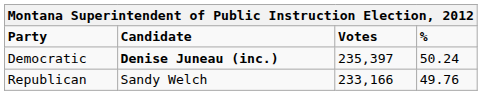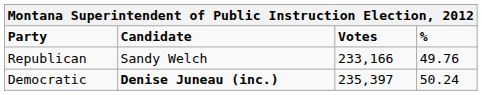rows swapped: (47, 58) <-> (47, 79)
